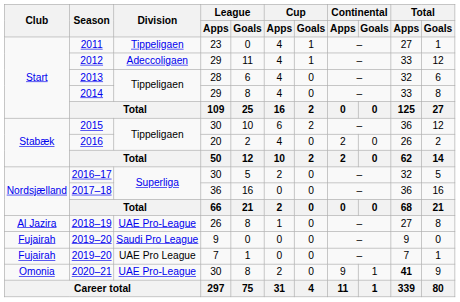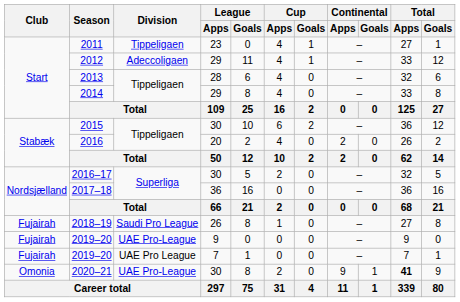(37, 223) Al Jazira -> (37, 223) Fujairah
(157, 223) UAE Pro-League -> (157, 223) Saudi Pro League
(157, 239) Saudi Pro League -> (157, 239) UAE Pro-League
